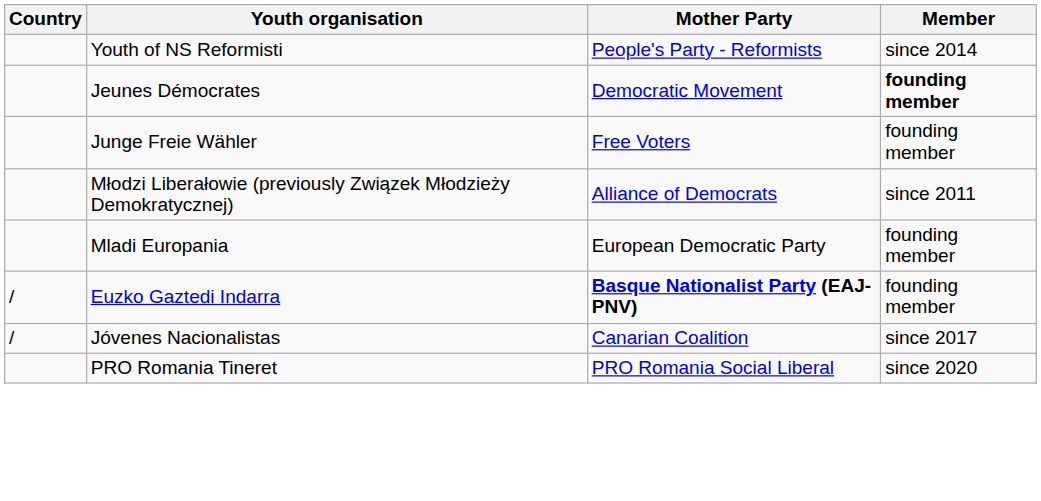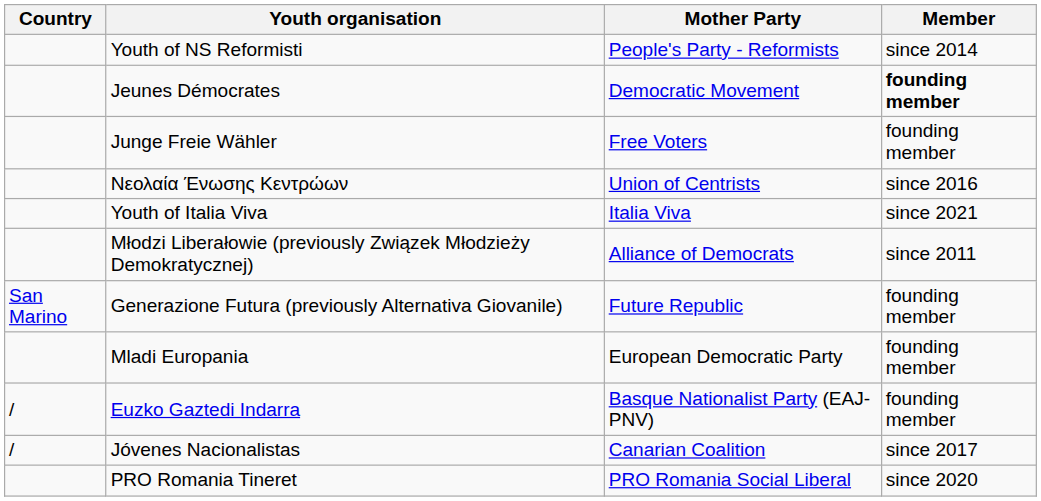+ row: (229, 183)
+ row: (189, 213)
+ row: (337, 305)
(731, 297) bold -> (739, 409) normal
